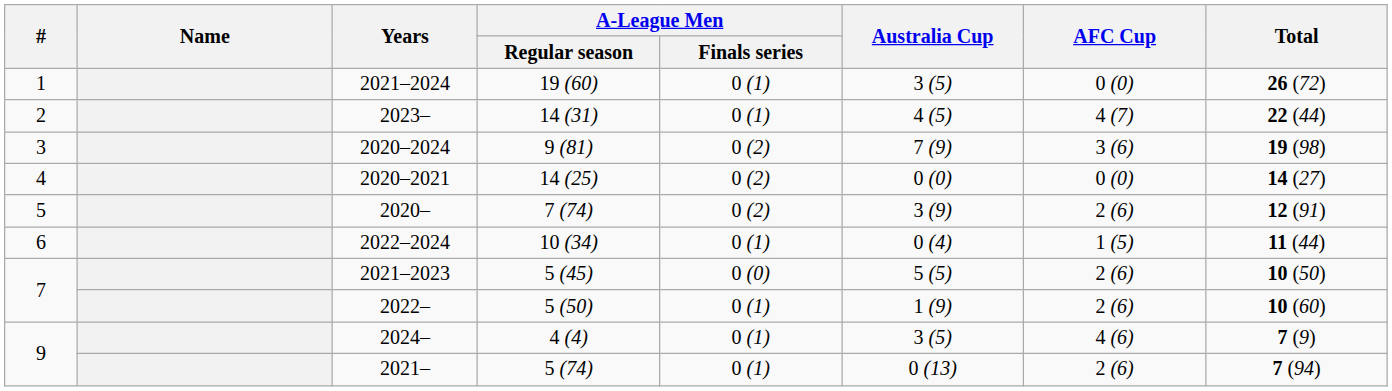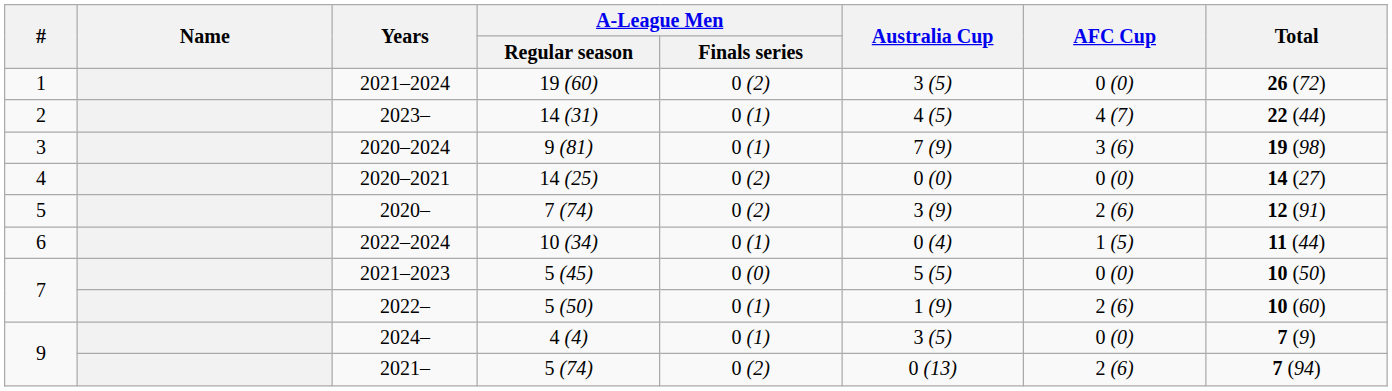(751, 83) 0 (1) -> (751, 83) 0 (2)
(751, 147) 0 (2) -> (751, 147) 0 (1)
(1115, 274) 2 (6) -> (1115, 274) 0 (0)
(1115, 337) 4 (6) -> (1115, 337) 0 (0)
(751, 369) 0 (1) -> (751, 369) 0 (2)
